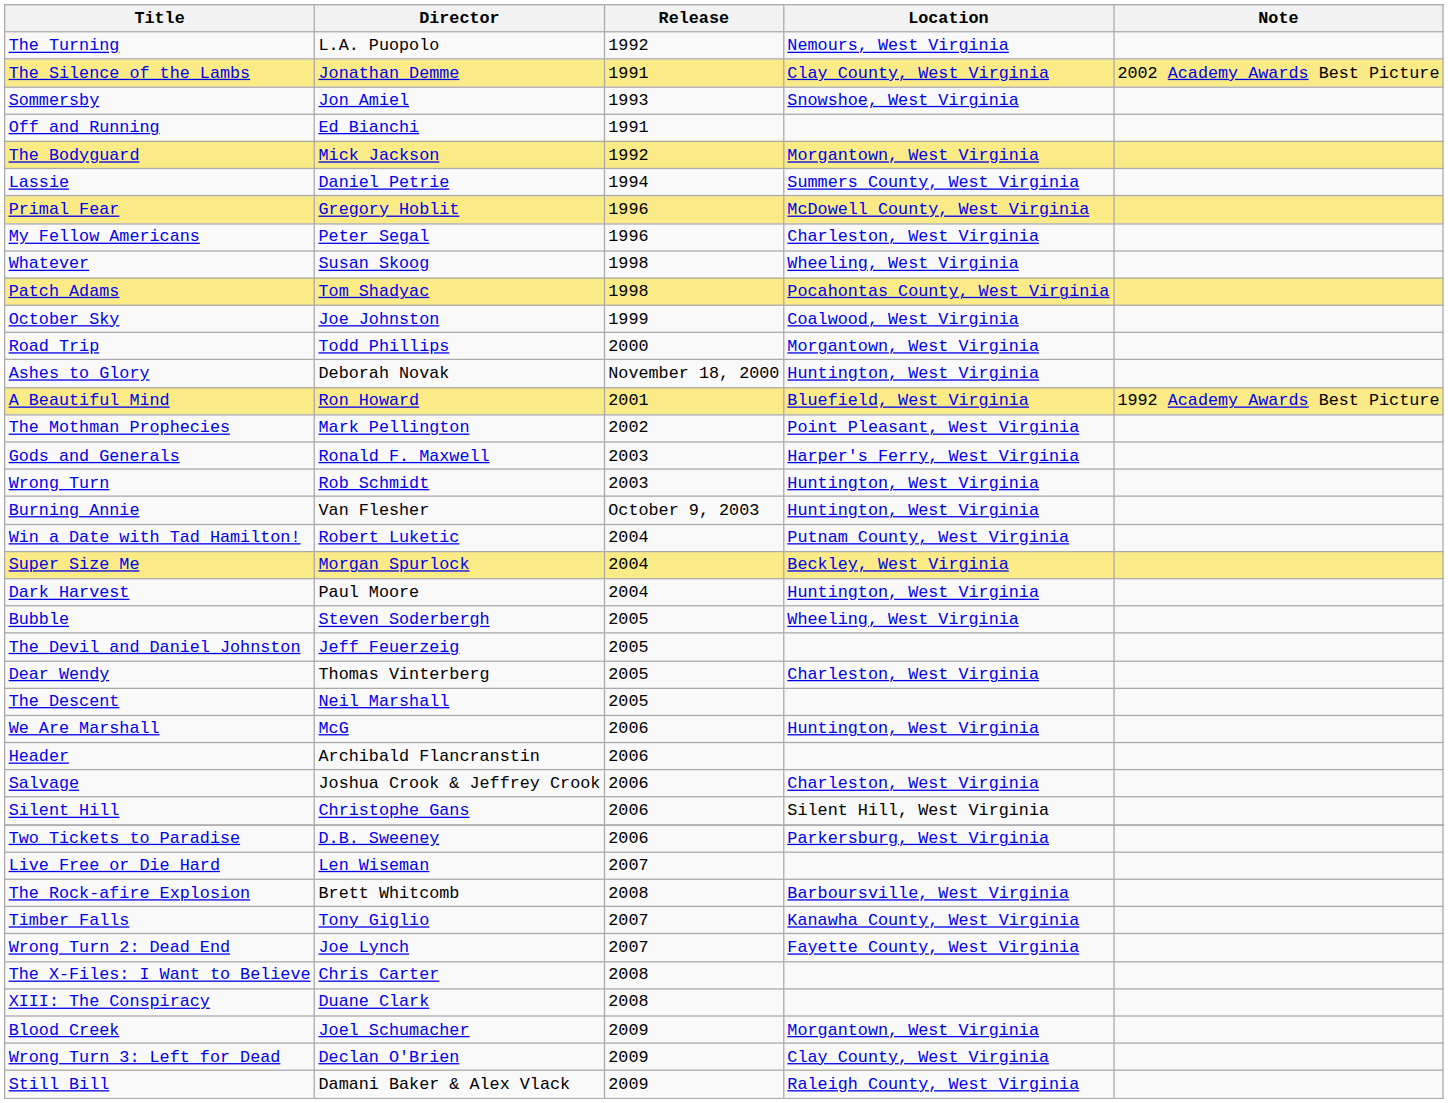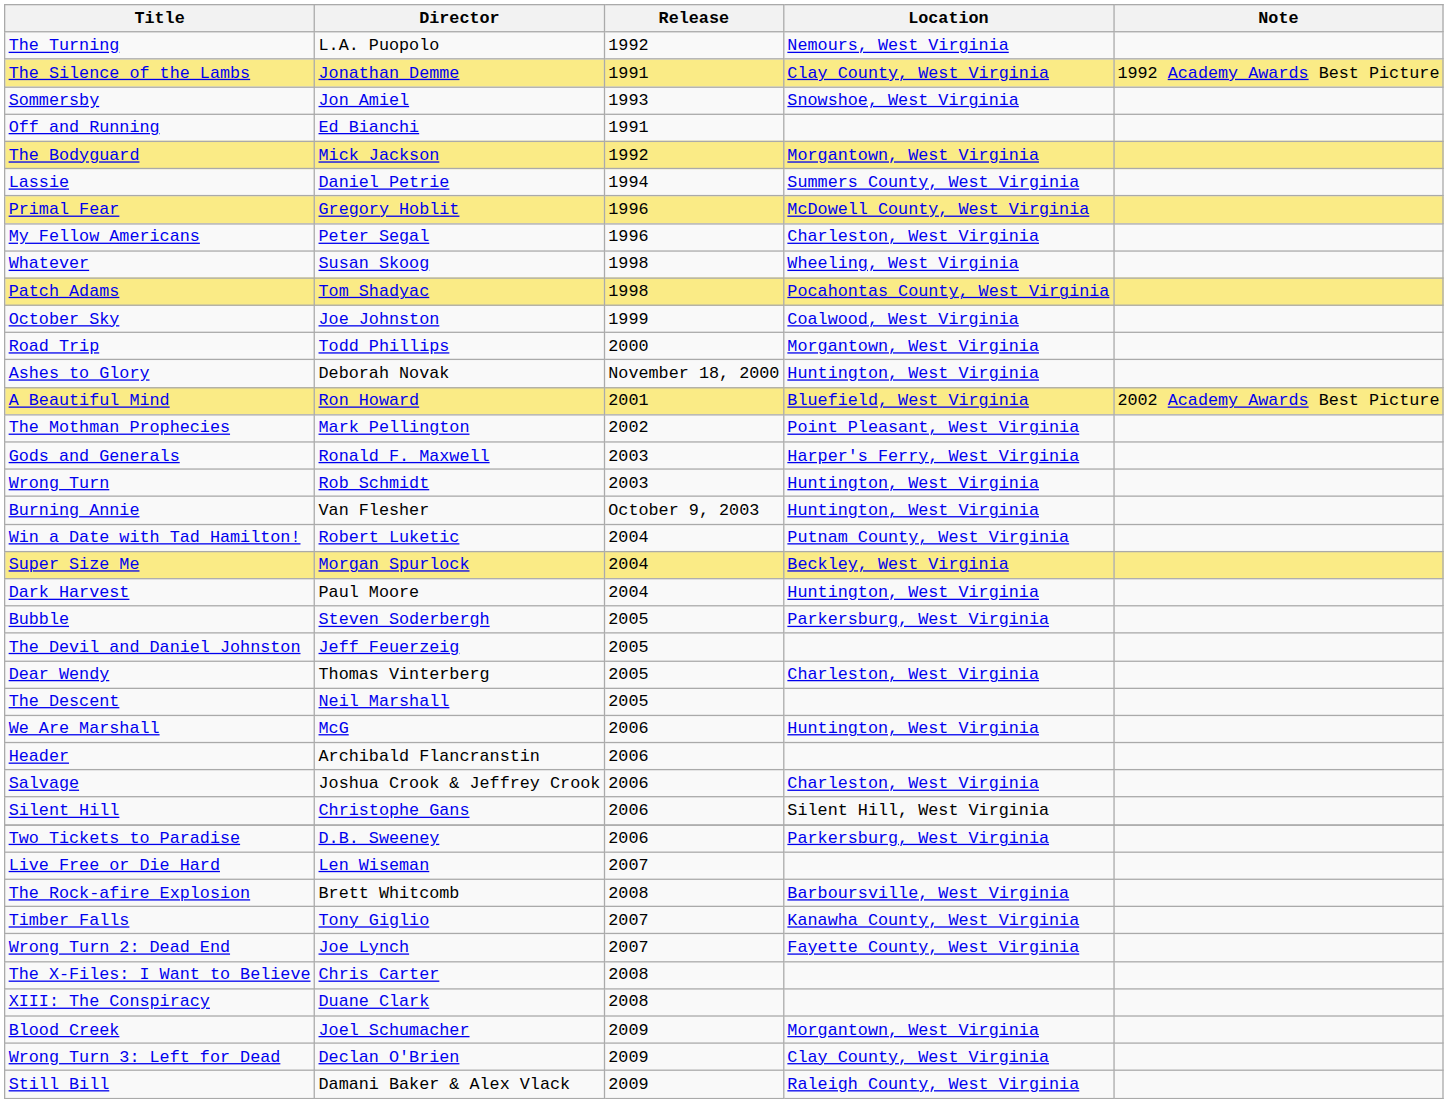(1278, 73) 2002 Academy Awards Best Picture -> (1278, 73) 1992 Academy Awards Best Picture
(1278, 401) 1992 Academy Awards Best Picture -> (1278, 401) 2002 Academy Awards Best Picture
(903, 620) Wheeling, West Virginia -> (918, 620) Parkersburg, West Virginia
